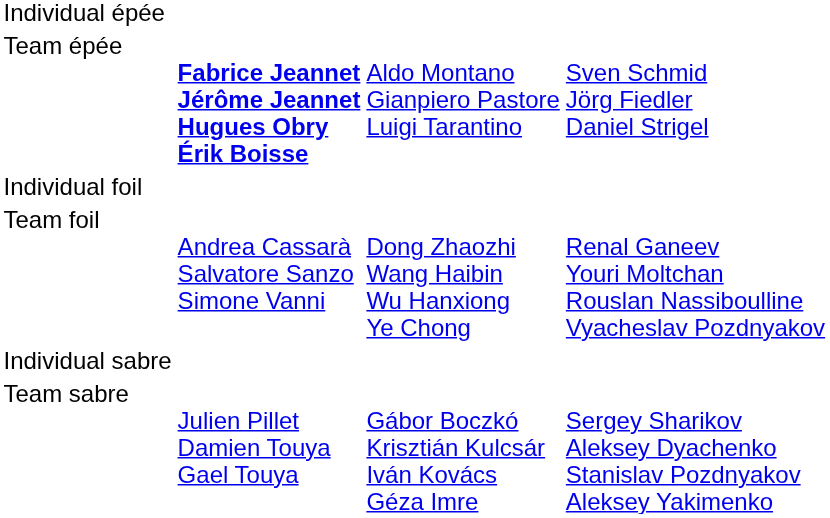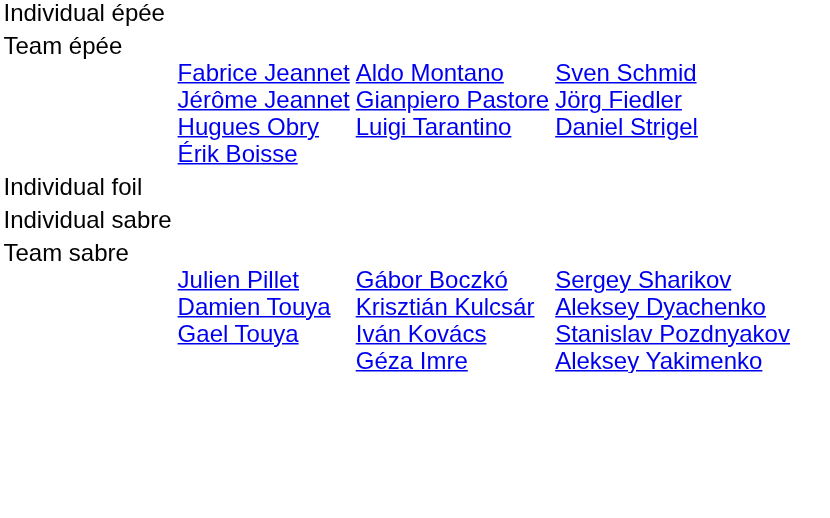(269, 113) bold -> (264, 113) normal
- row: (52, 219)
